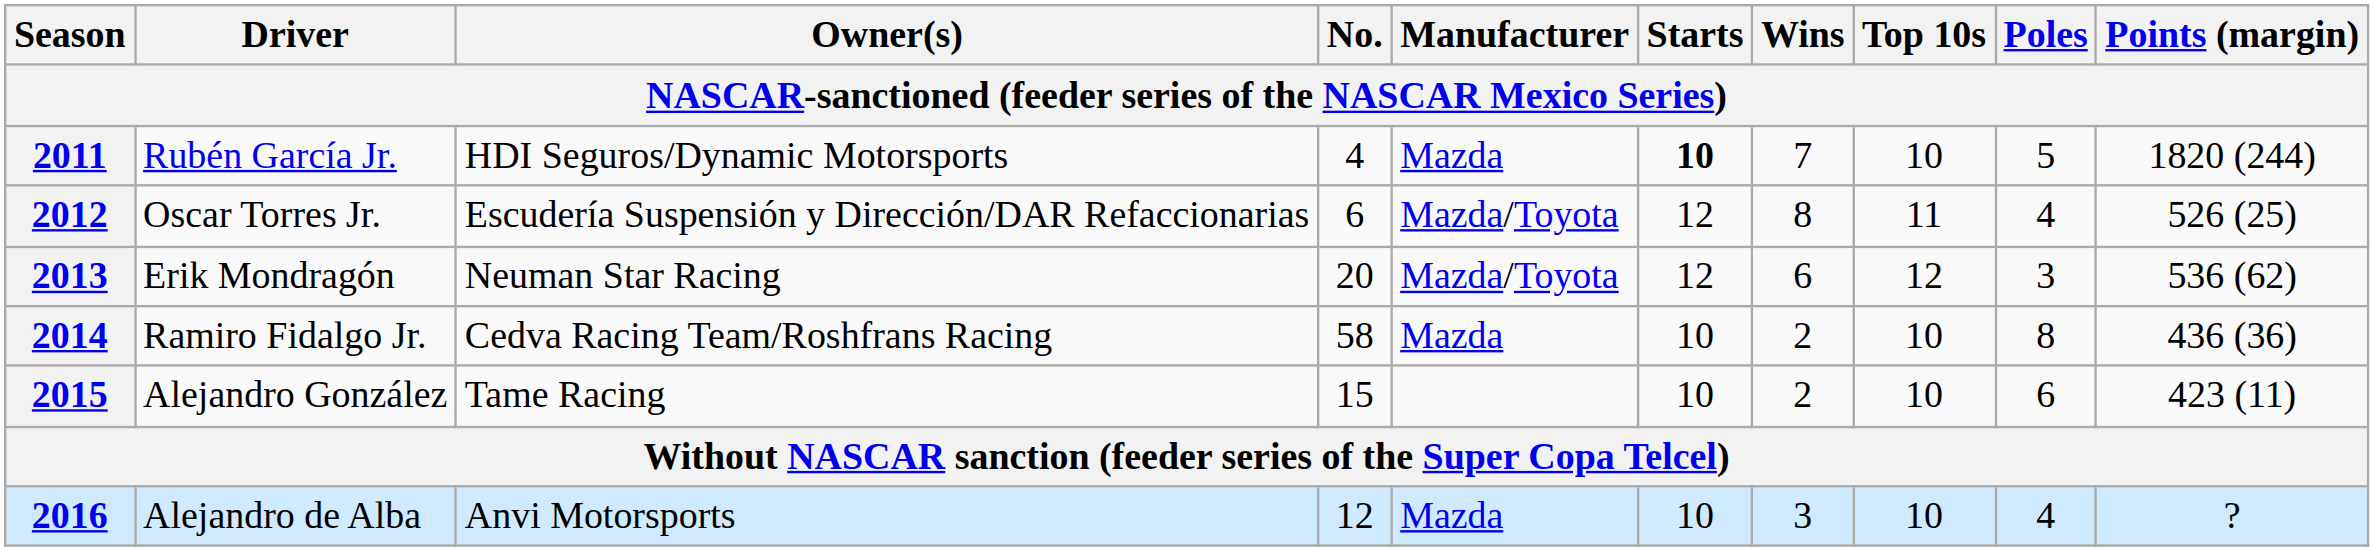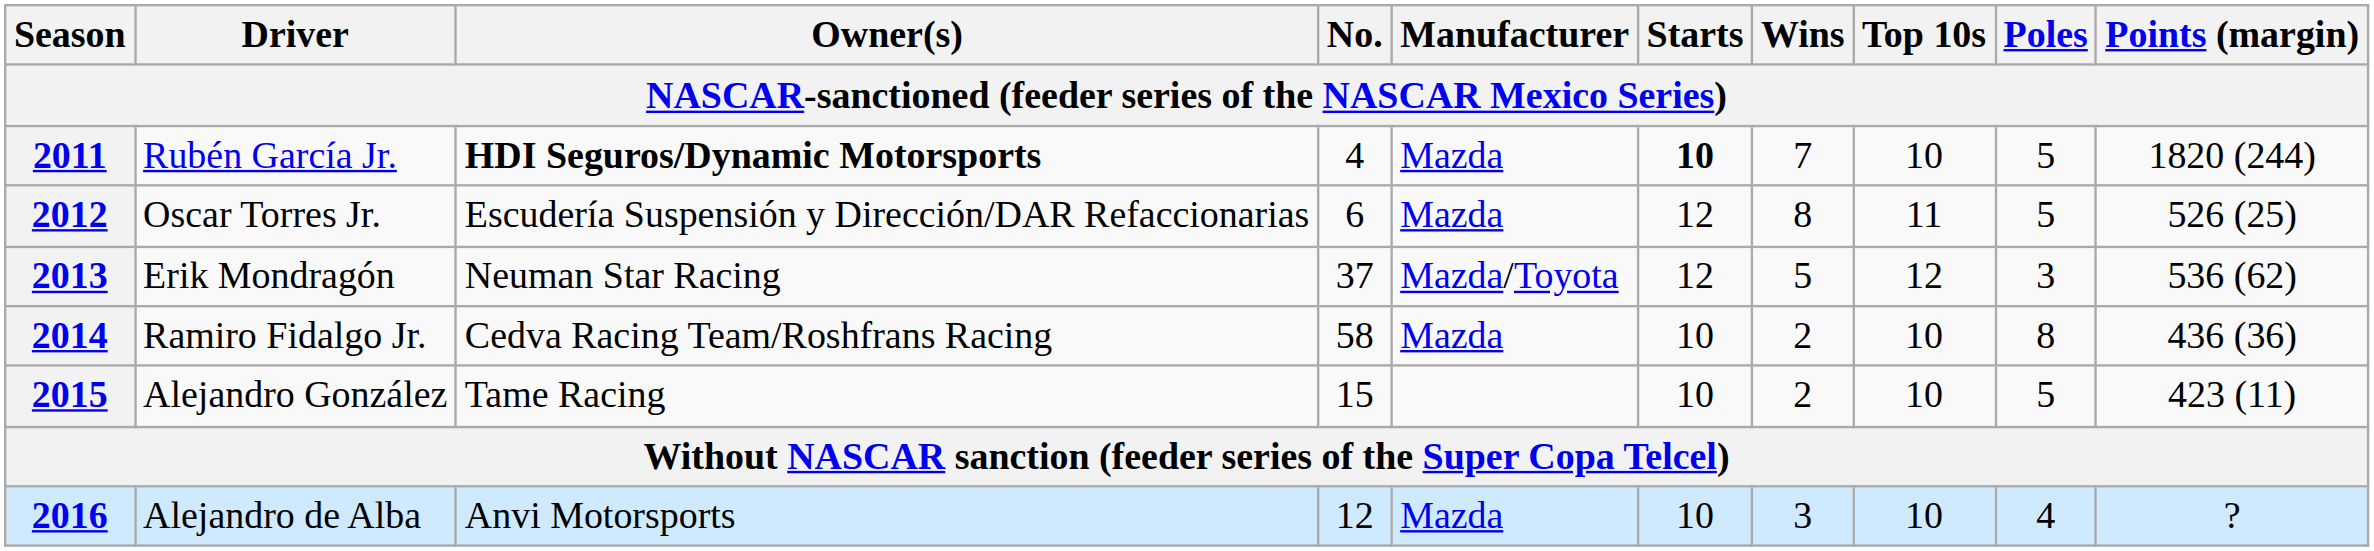(737, 154) normal -> (753, 154) bold
(1509, 214) Mazda/Toyota -> (1452, 214) Mazda
(2046, 214) 4 -> (2046, 214) 5
(1355, 275) 20 -> (1355, 275) 37
(1803, 275) 6 -> (1803, 275) 5
(2046, 395) 6 -> (2046, 395) 5
